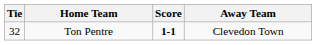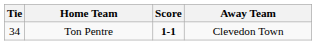(15, 31) 32 -> (15, 31) 34
